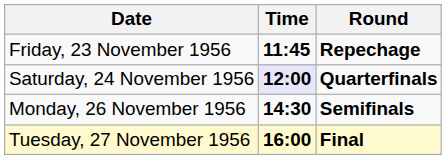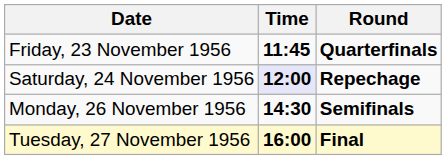(370, 49) Repechage -> (379, 49) Quarterfinals
(379, 79) Quarterfinals -> (370, 79) Repechage
